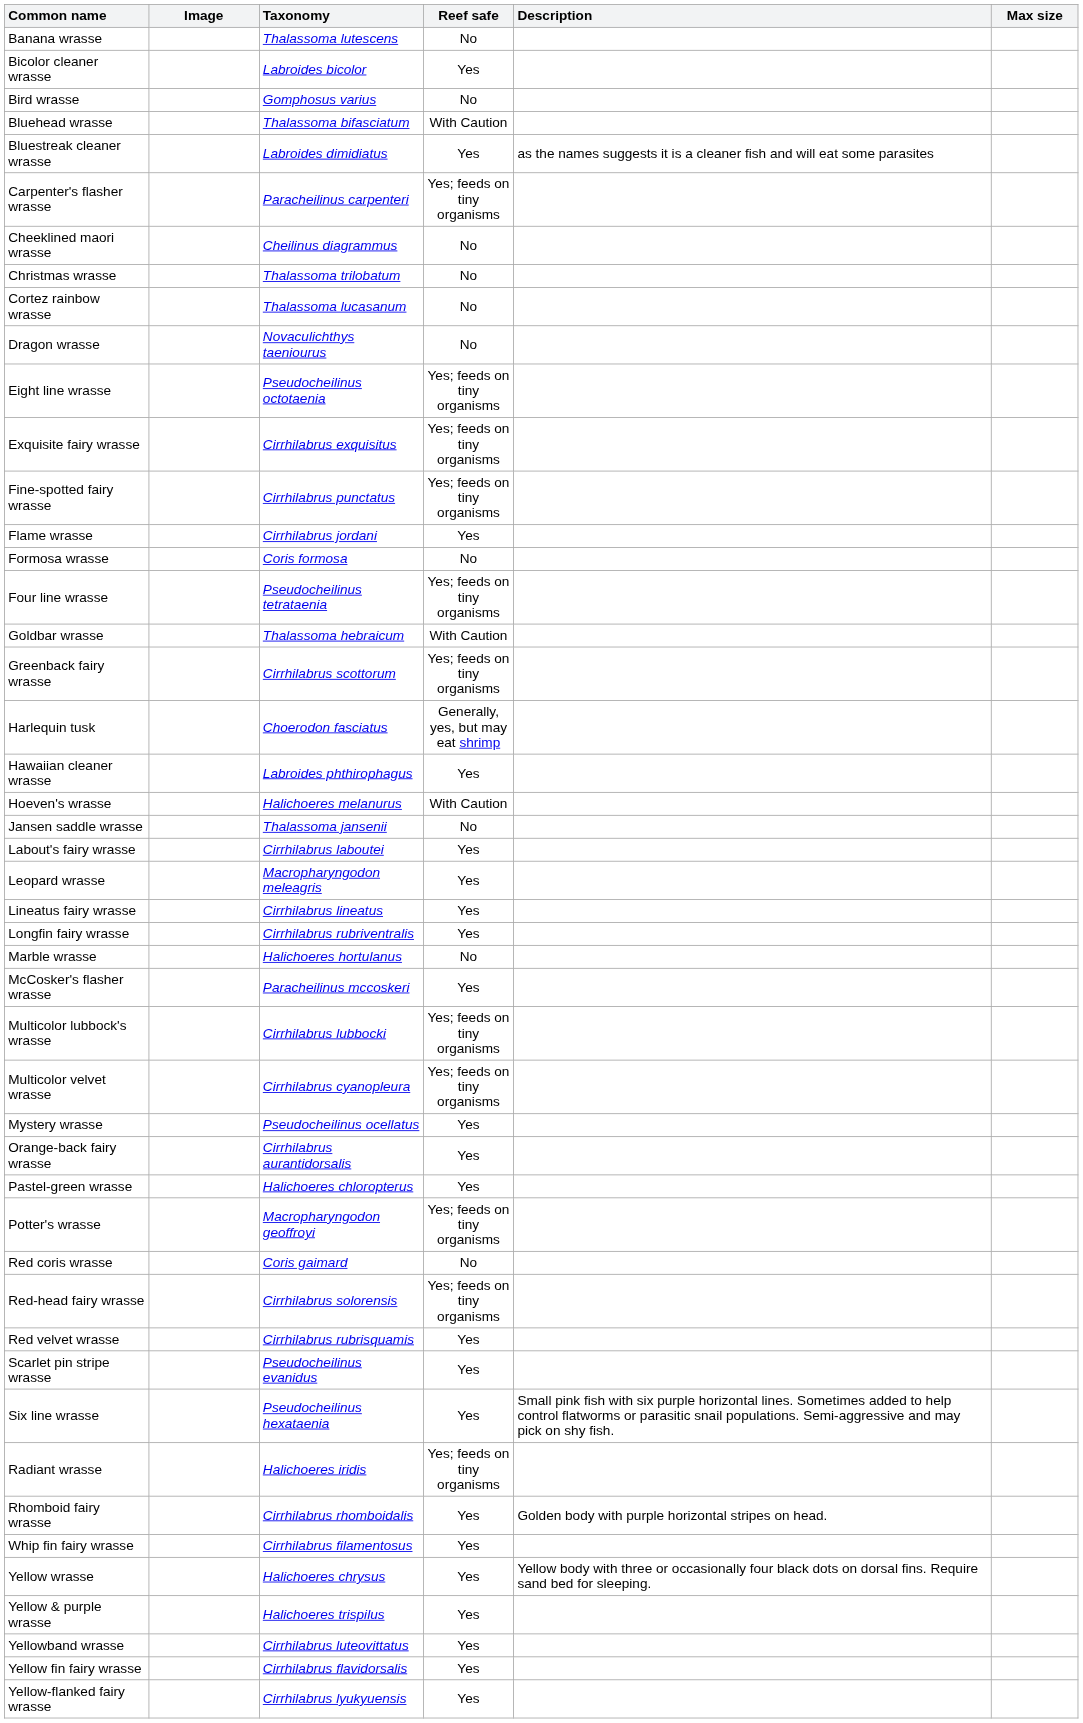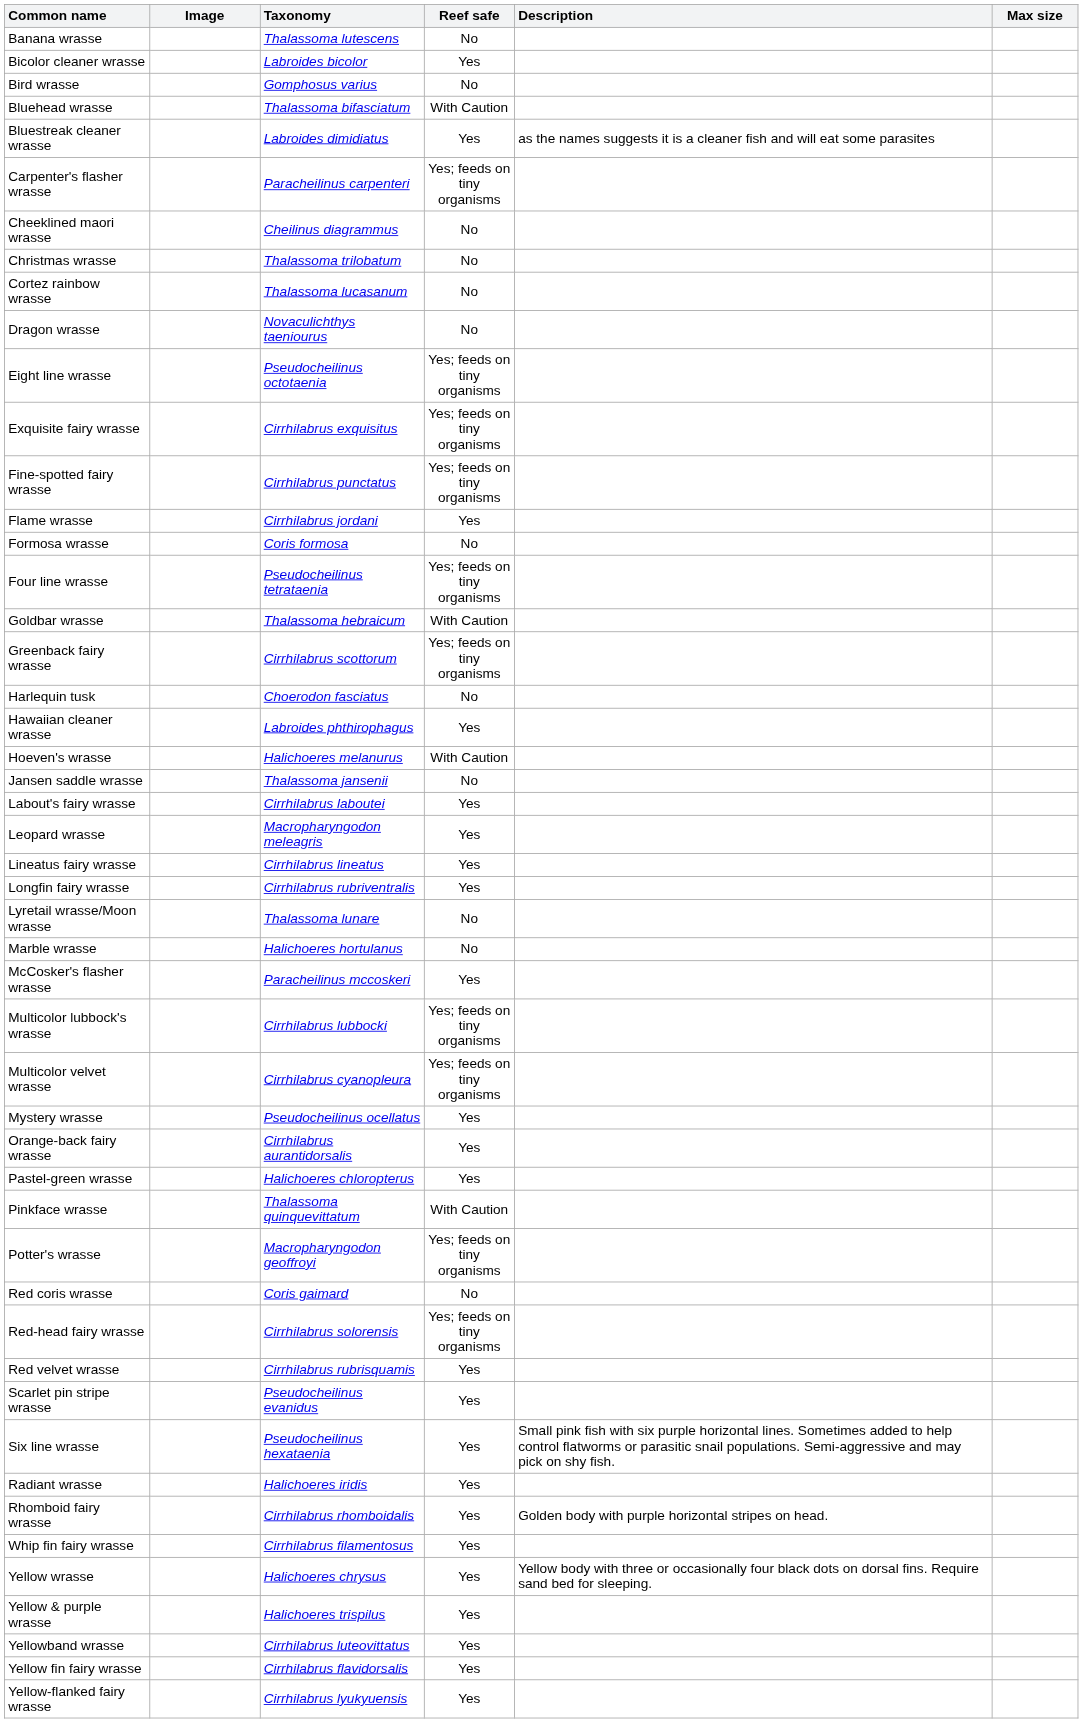(468, 727) Generally, yes, but may eat shrimp -> (469, 696) No
+ row: (72, 918)
+ row: (58, 1209)
(468, 1469) Yes; feeds on tiny organisms -> (469, 1484) Yes
